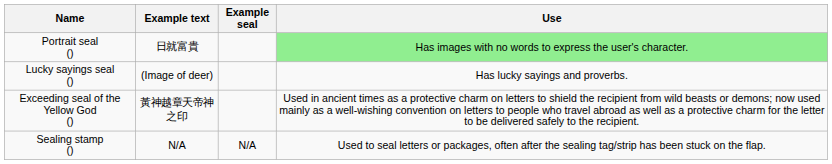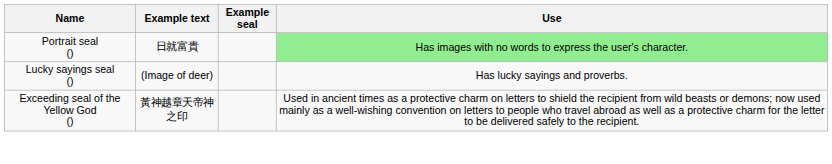- row: (70, 145)
